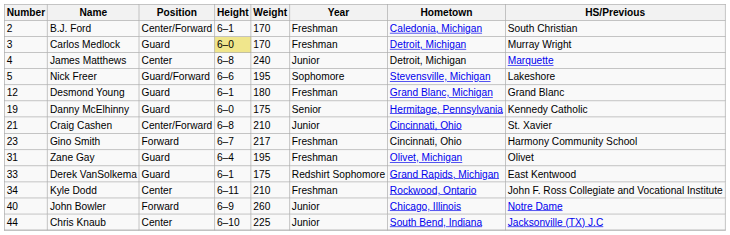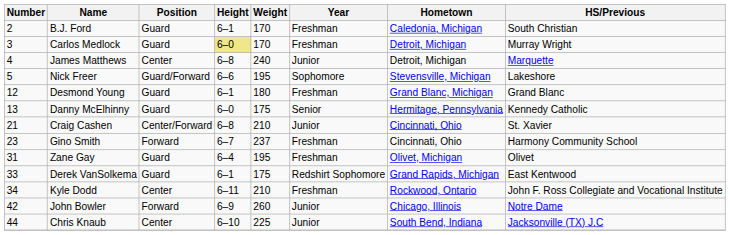(177, 29) Center/Forward -> (156, 29) Guard
(12, 109) 19 -> (12, 109) 13
(262, 142) 217 -> (262, 142) 237
(12, 206) 40 -> (12, 206) 42
